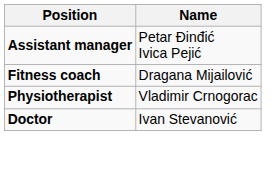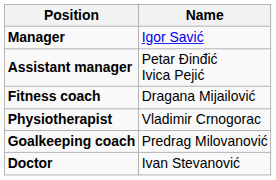+ row: (36, 37)
+ row: (71, 141)
